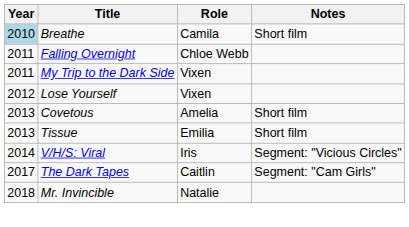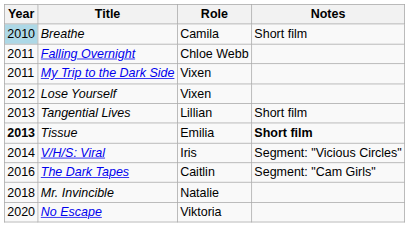+ row: (86, 113)
- row: (67, 113)
(21, 133) normal -> (21, 133) bold
(281, 133) normal -> (283, 133) bold
(21, 172) 2017 -> (21, 172) 2016
+ row: (71, 212)
